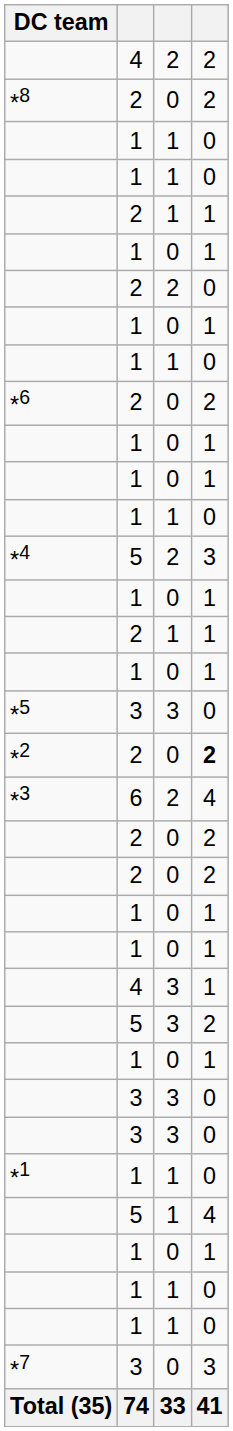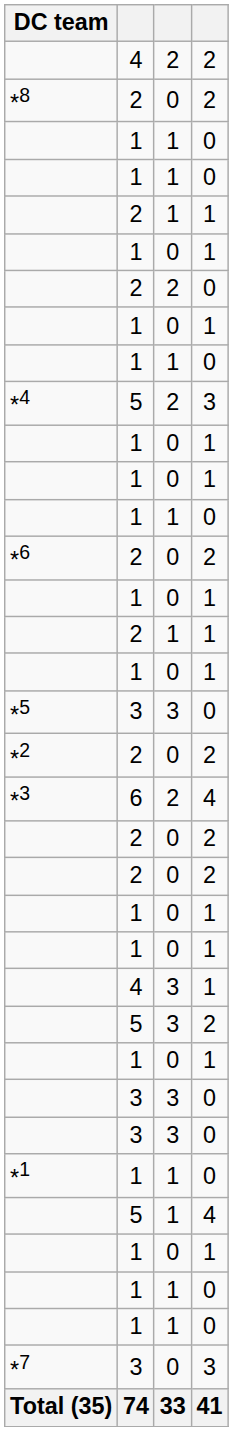rows swapped: (20, 402) <-> (20, 557)
(209, 755) bold -> (209, 755) normal
